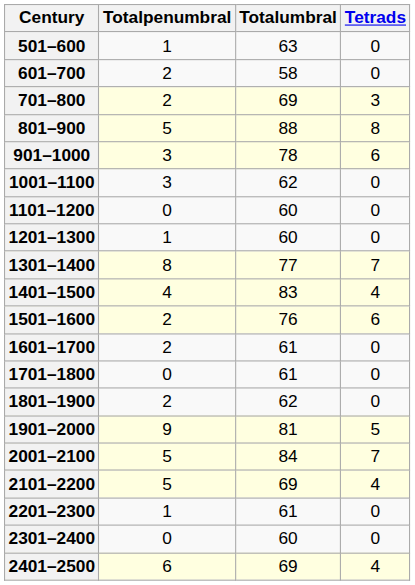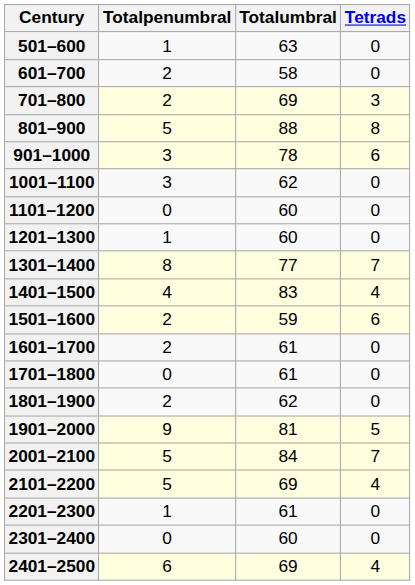(288, 319) 76 -> (288, 319) 59
